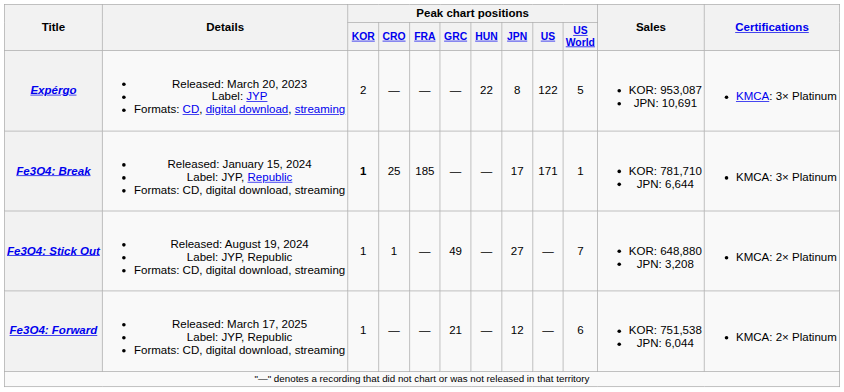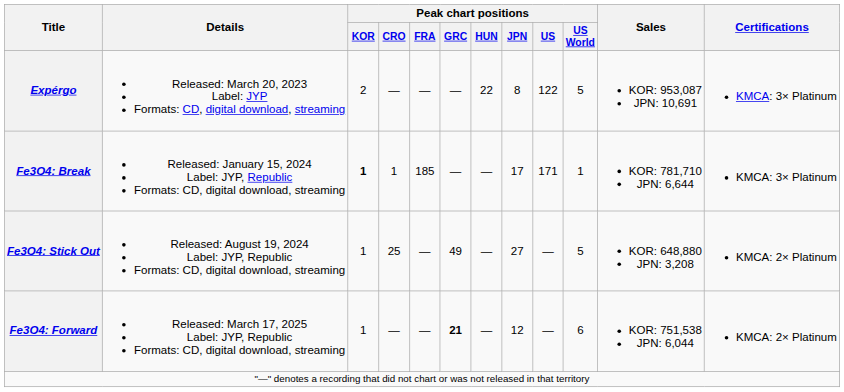(394, 170) 25 -> (394, 170) 1
(394, 251) 1 -> (394, 251) 25
(580, 251) 7 -> (580, 251) 5
(456, 331) normal -> (456, 331) bold
